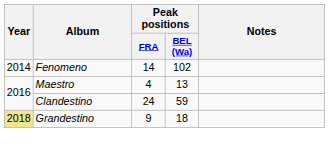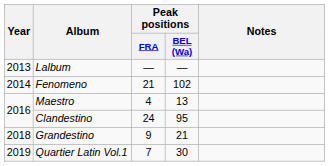+ row: (53, 68)
(149, 68) 14 -> (149, 85) 21
(182, 102) 59 -> (182, 119) 95
(19, 119) khaki background -> (19, 136) no background
(182, 119) 18 -> (182, 136) 21
+ row: (82, 153)
